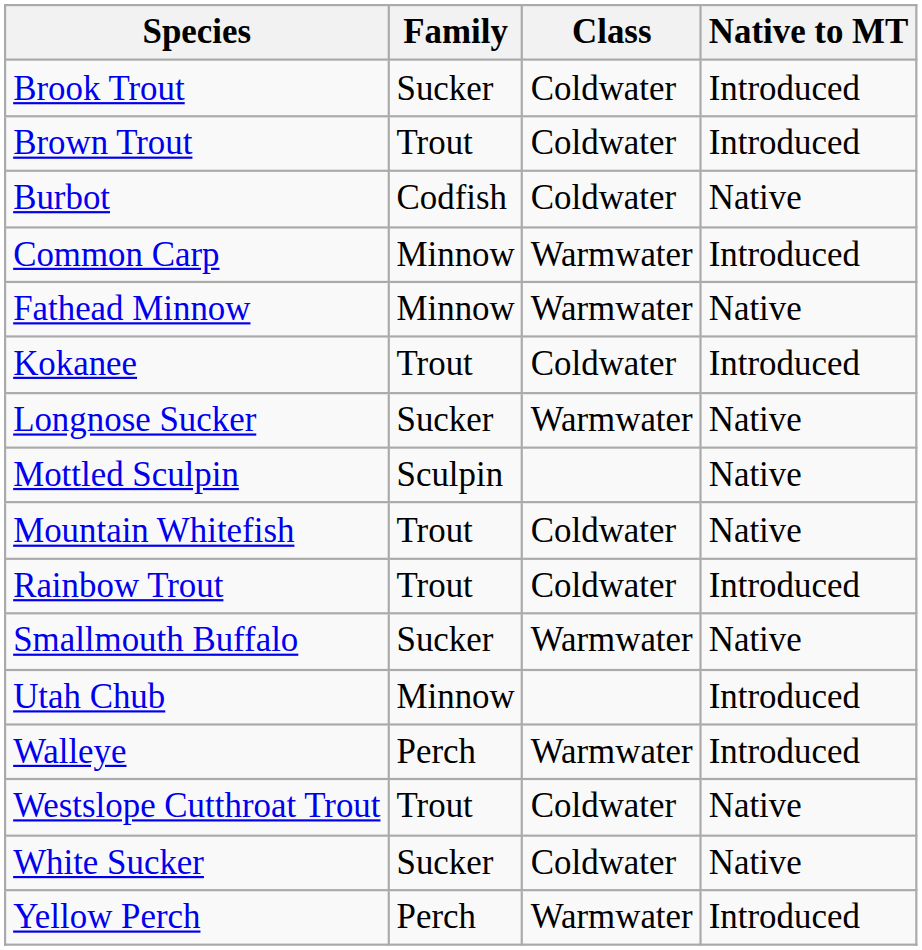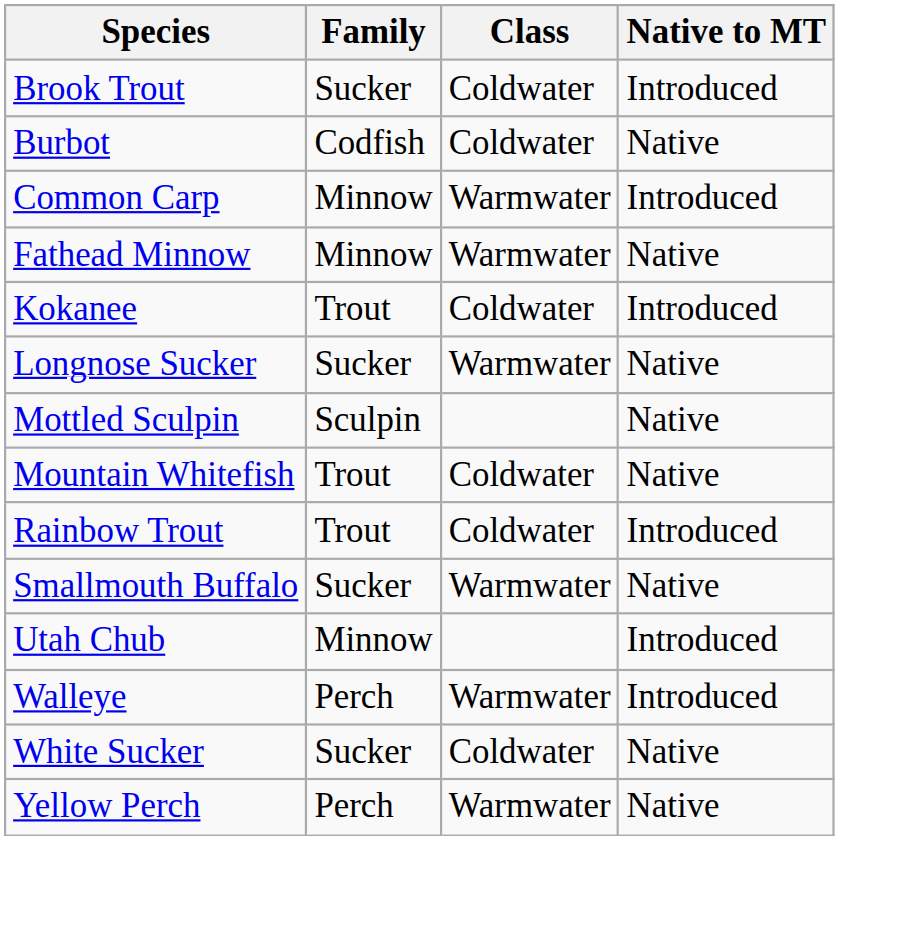- row: (103, 142)
- row: (197, 806)
(784, 917) Introduced -> (673, 806) Native
